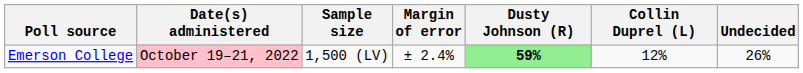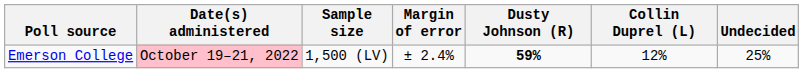(528, 56) lightgreen background -> (528, 56) no background
(758, 56) 26% -> (758, 56) 25%
